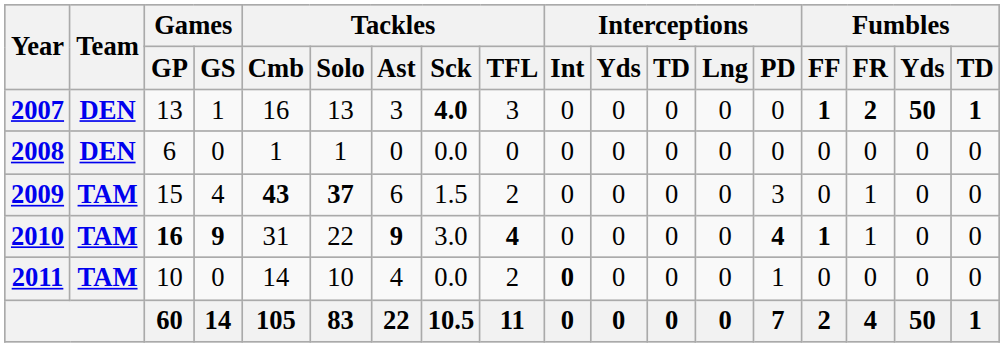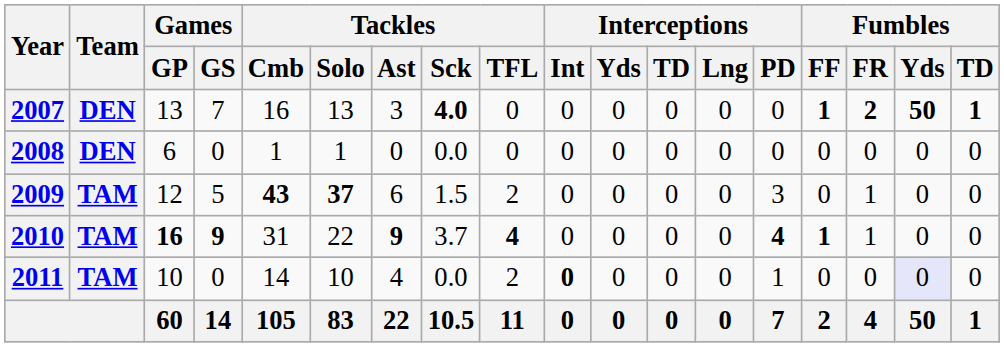(218, 109) 1 -> (218, 109) 7
(512, 109) 3 -> (512, 109) 0
(169, 194) 15 -> (169, 194) 12
(218, 194) 4 -> (218, 194) 5
(451, 236) 3.0 -> (451, 236) 3.7
(922, 278) no background -> (922, 278) lavender background
